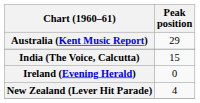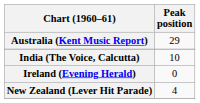(175, 57) 15 -> (175, 57) 10
